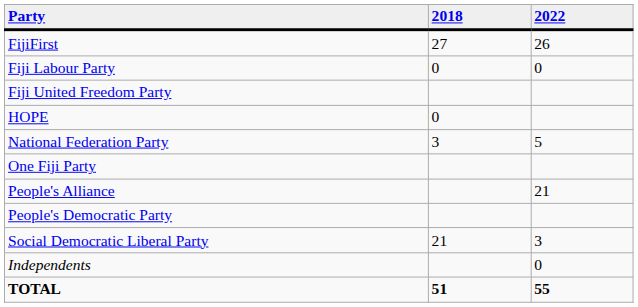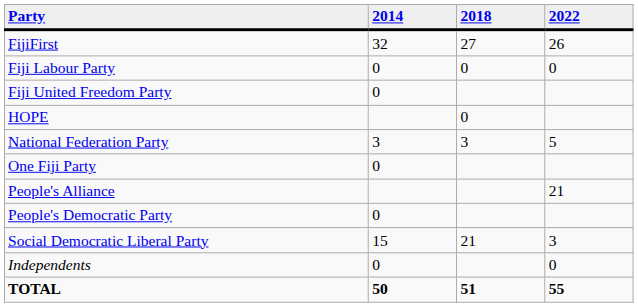+ column: (388, 16)
